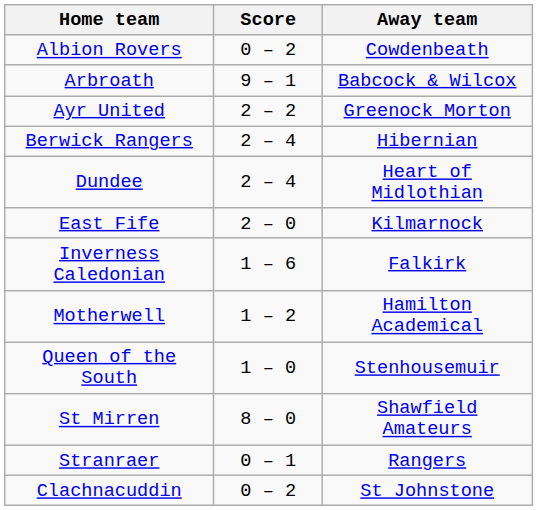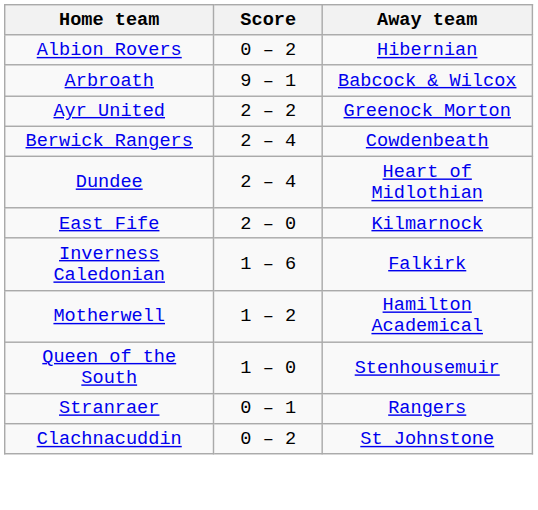(427, 50) Cowdenbeath -> (427, 50) Hibernian
(427, 141) Hibernian -> (427, 141) Cowdenbeath
- row: (109, 419)
